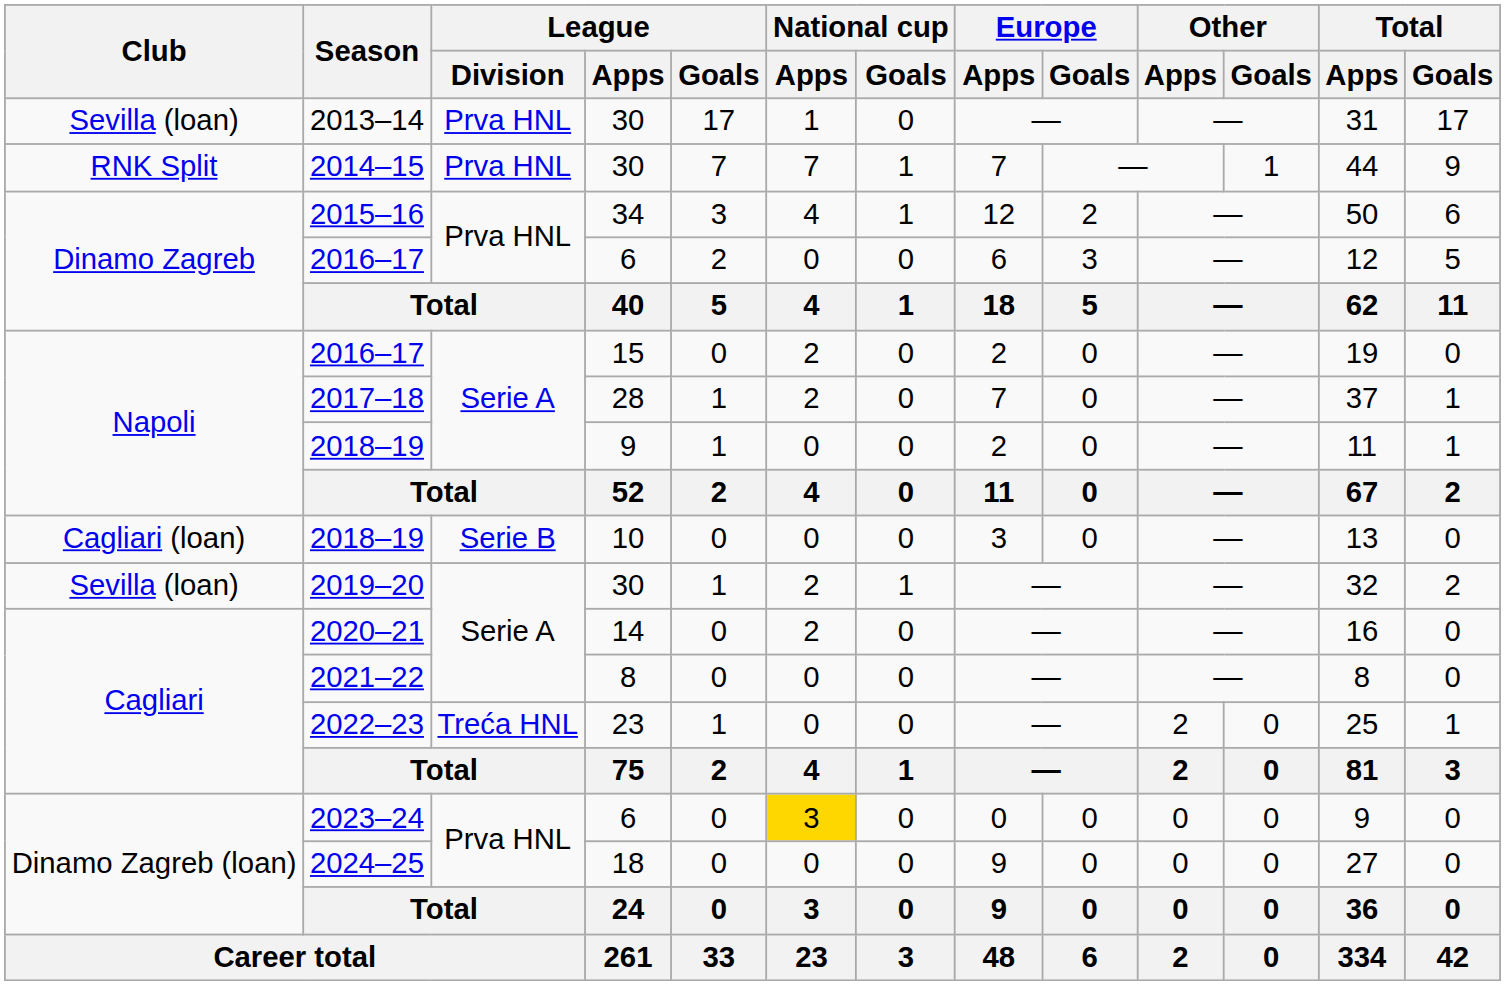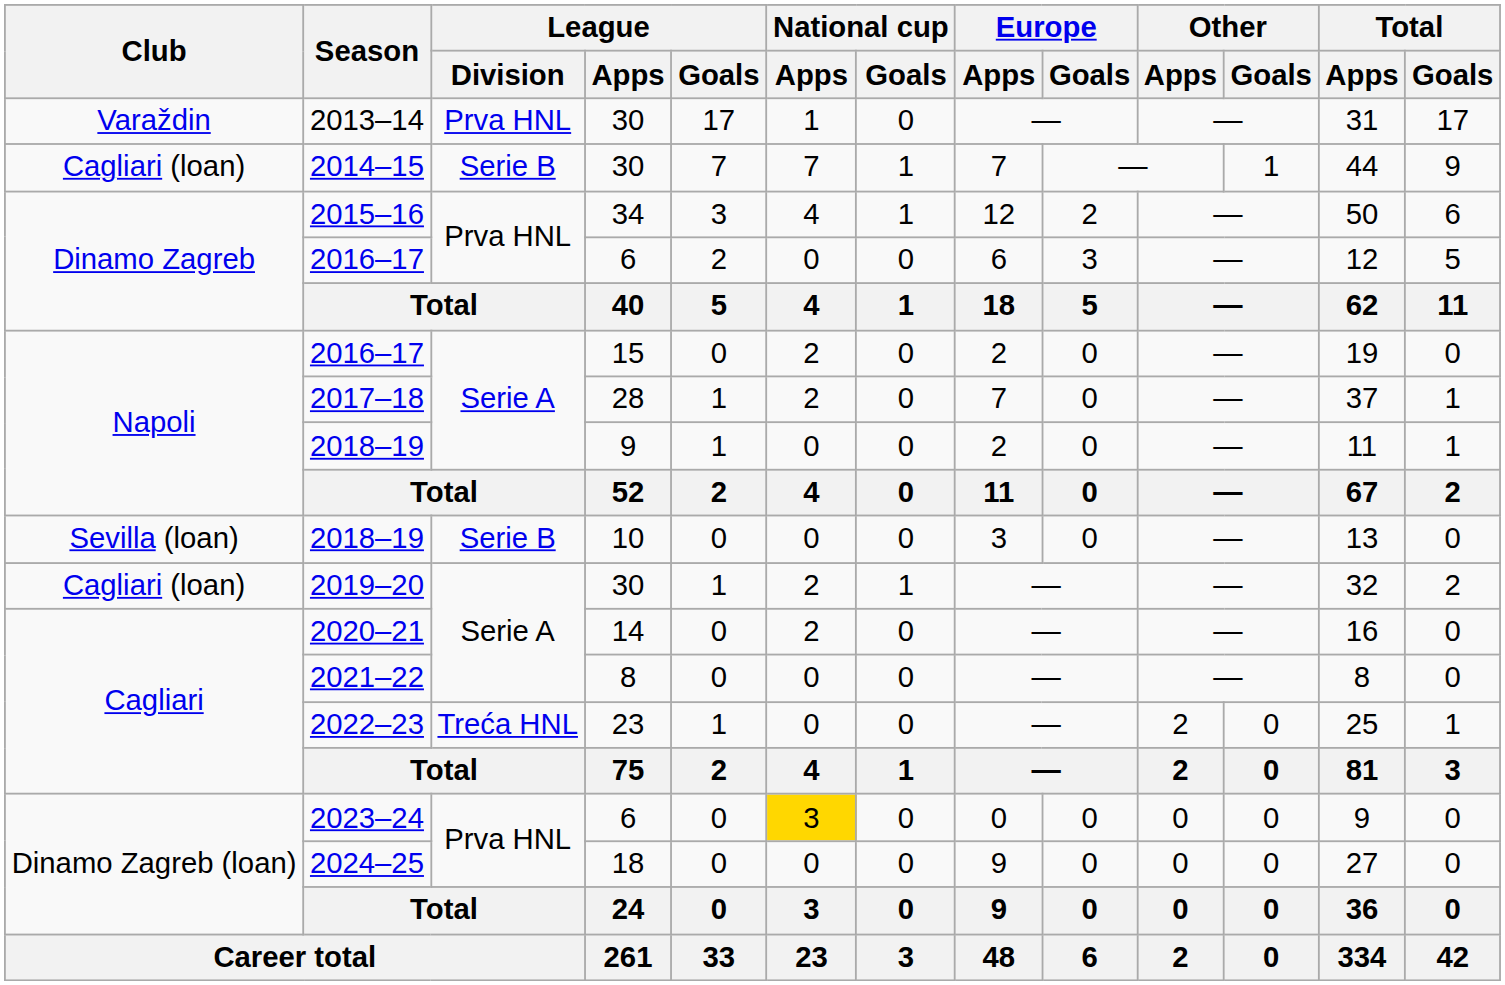(154, 120) Sevilla (loan) -> (154, 120) Varaždin
(154, 167) RNK Split -> (154, 167) Cagliari (loan)
(508, 167) Prva HNL -> (508, 167) Serie B
(154, 538) Cagliari (loan) -> (154, 538) Sevilla (loan)
(154, 584) Sevilla (loan) -> (154, 584) Cagliari (loan)
